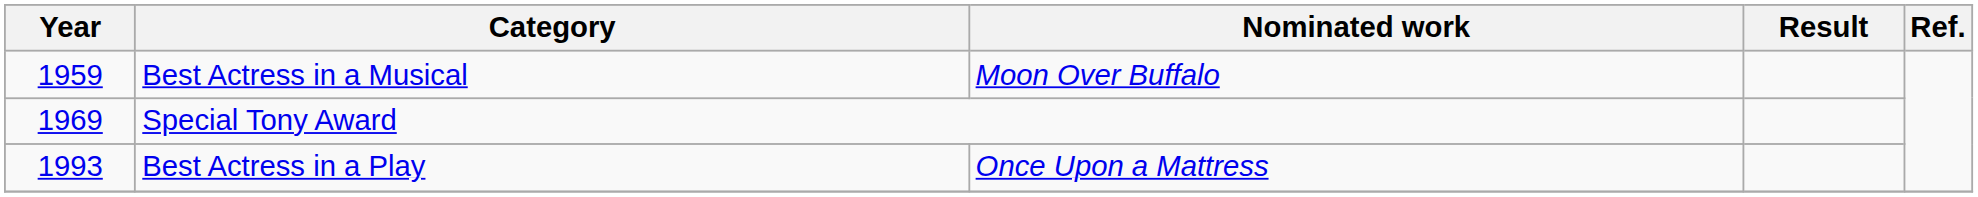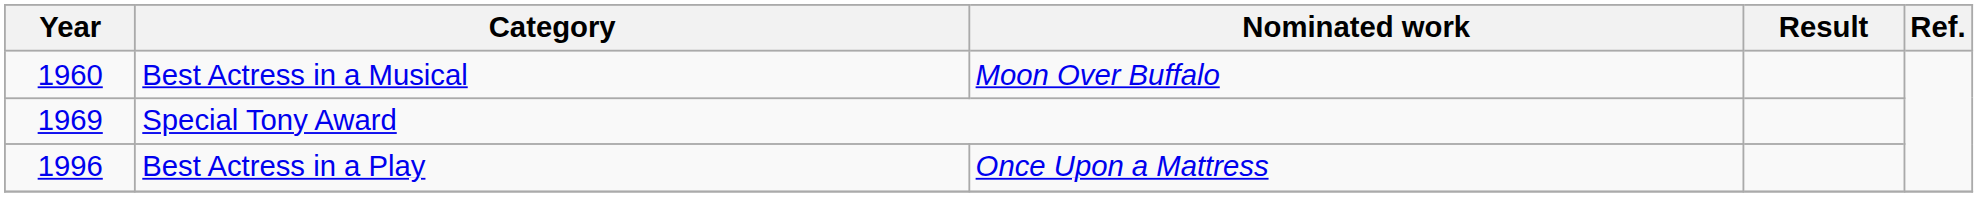(70, 74) 1959 -> (70, 74) 1960
(70, 167) 1993 -> (70, 167) 1996
